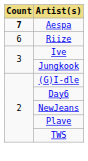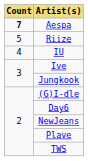(19, 39) 6 -> (19, 39) 5
+ row: (59, 53)
